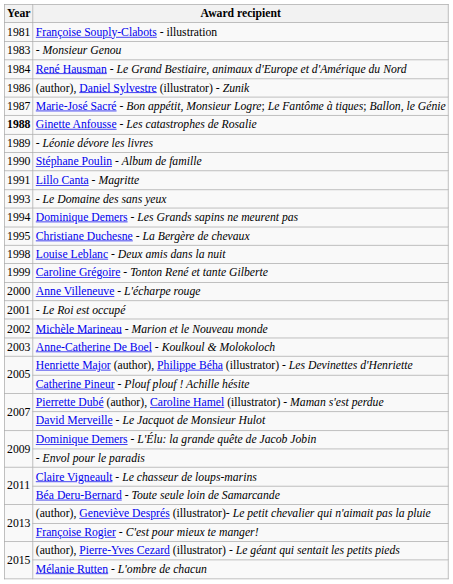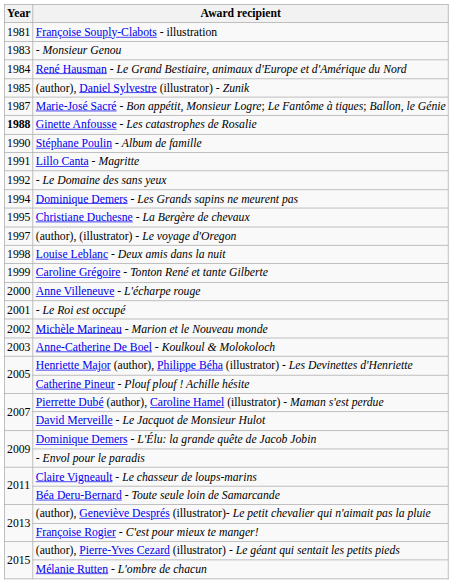(19, 87) 1986 -> (19, 87) 1985
- row: (94, 143)
(19, 198) 1993 -> (19, 180) 1992
+ row: (136, 236)
